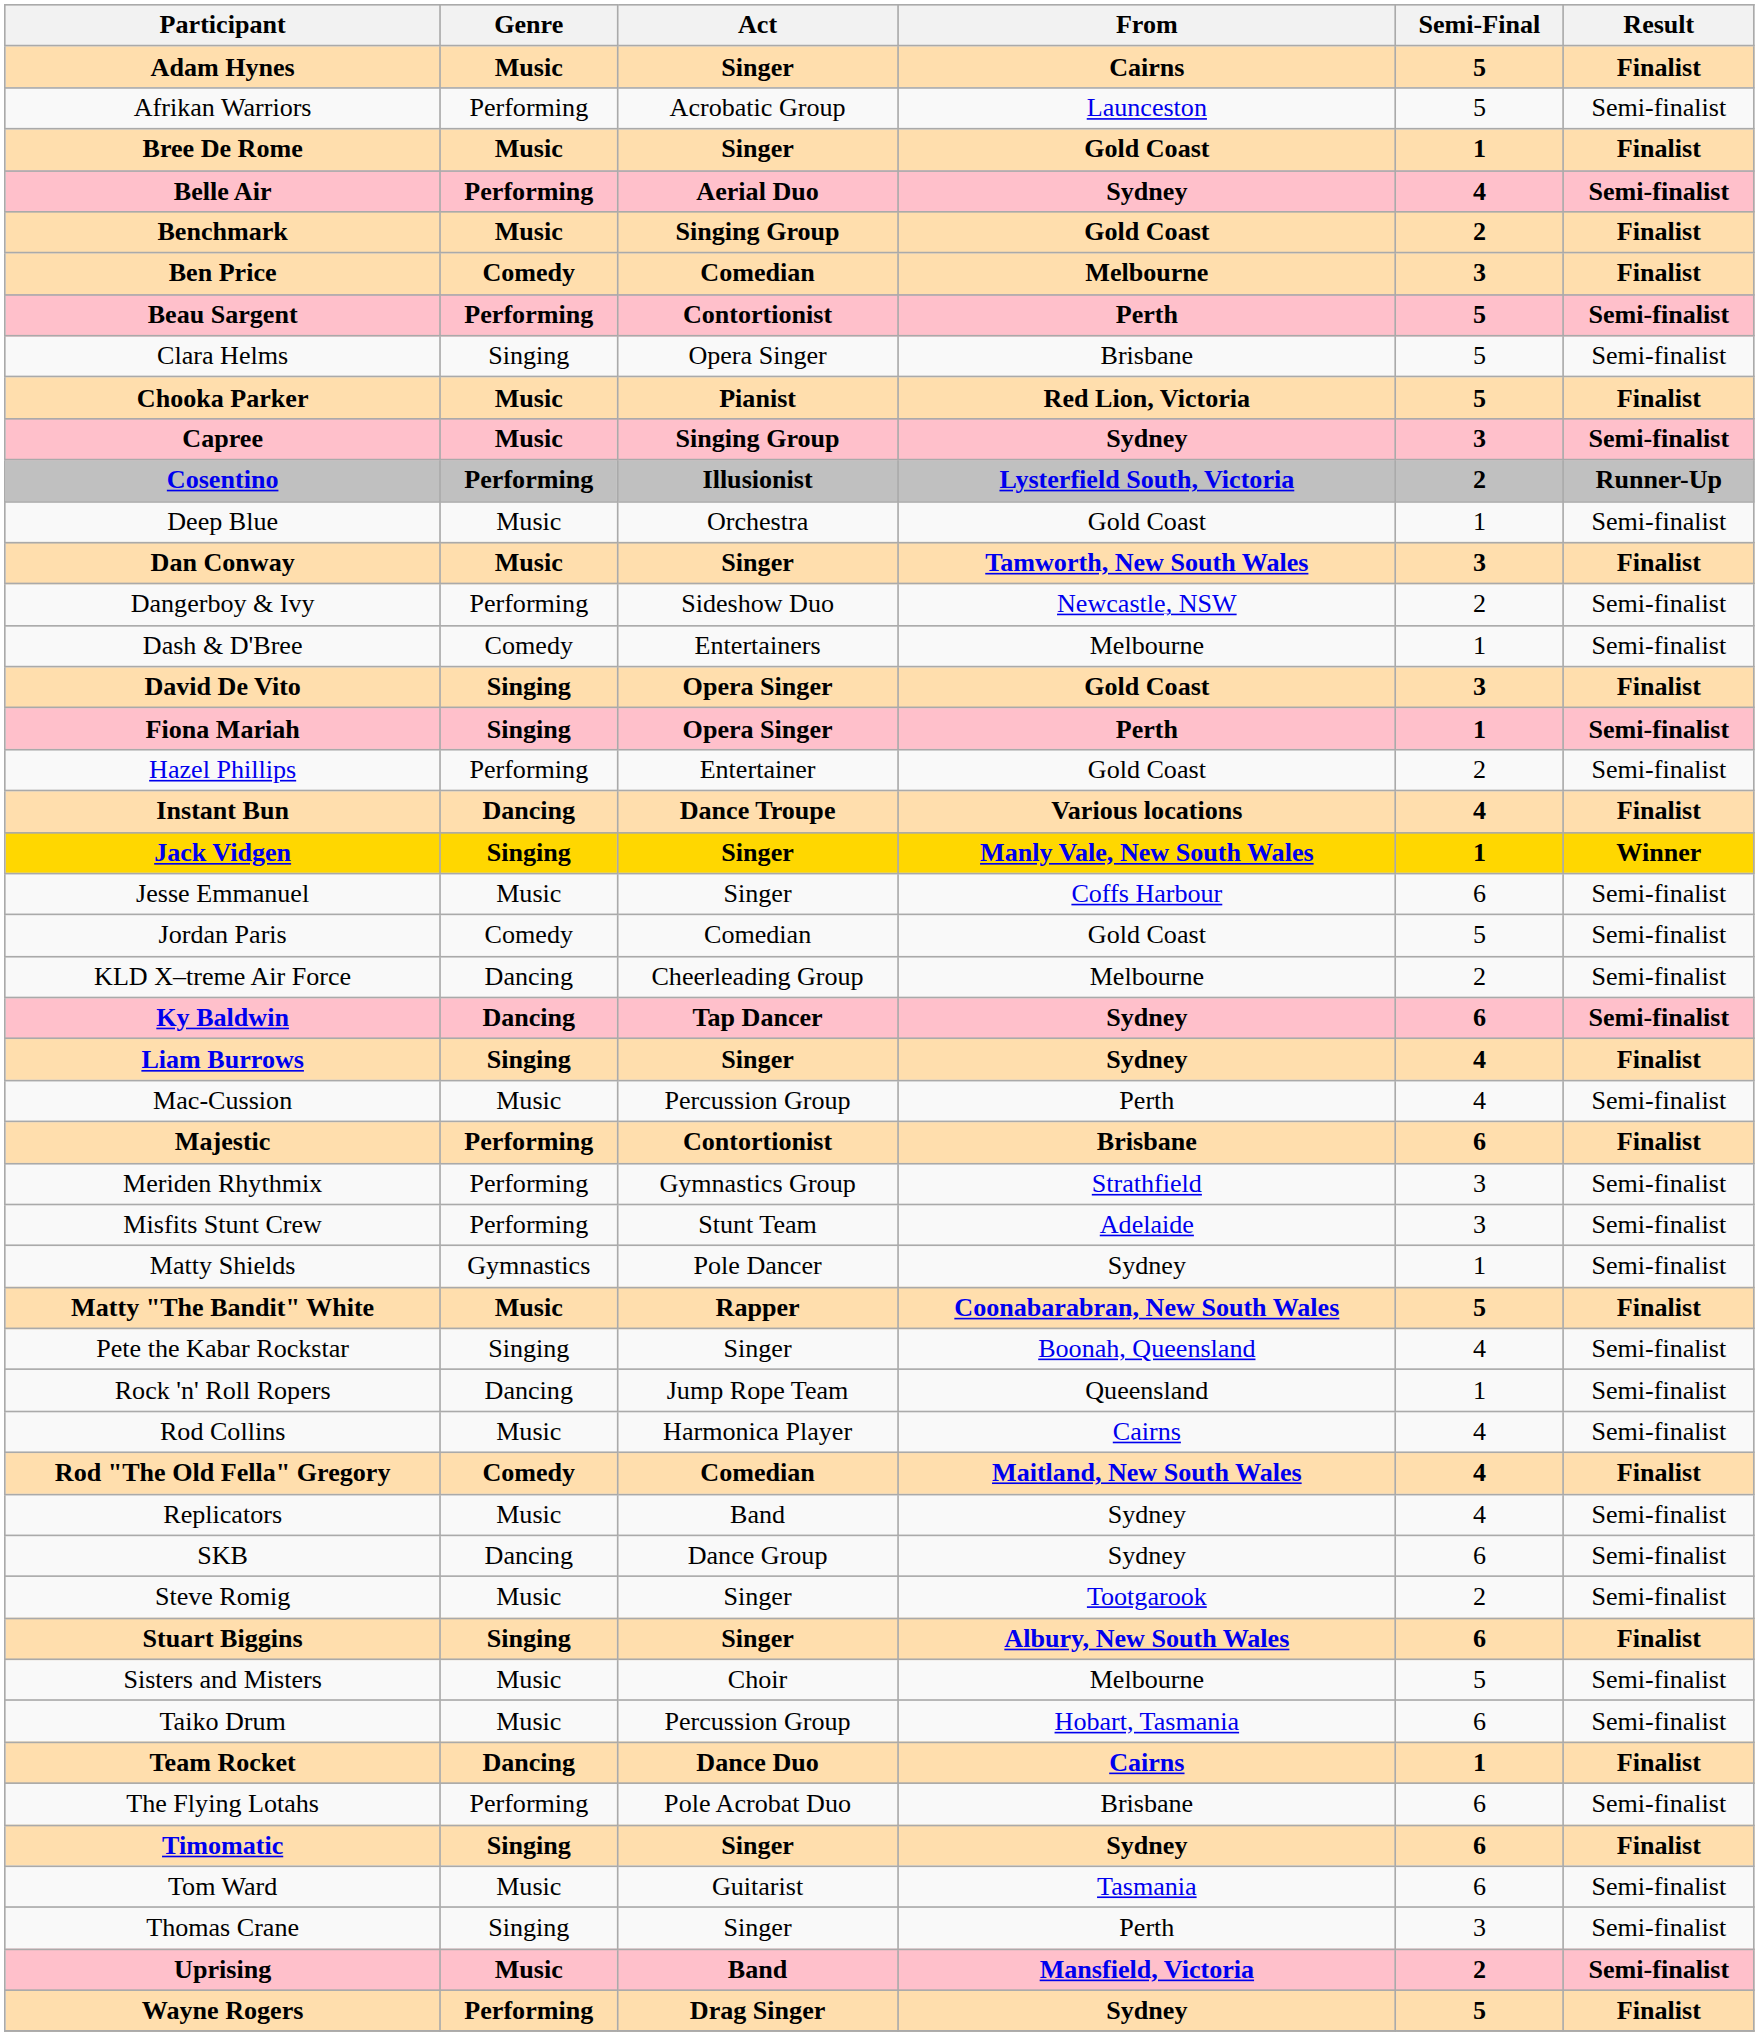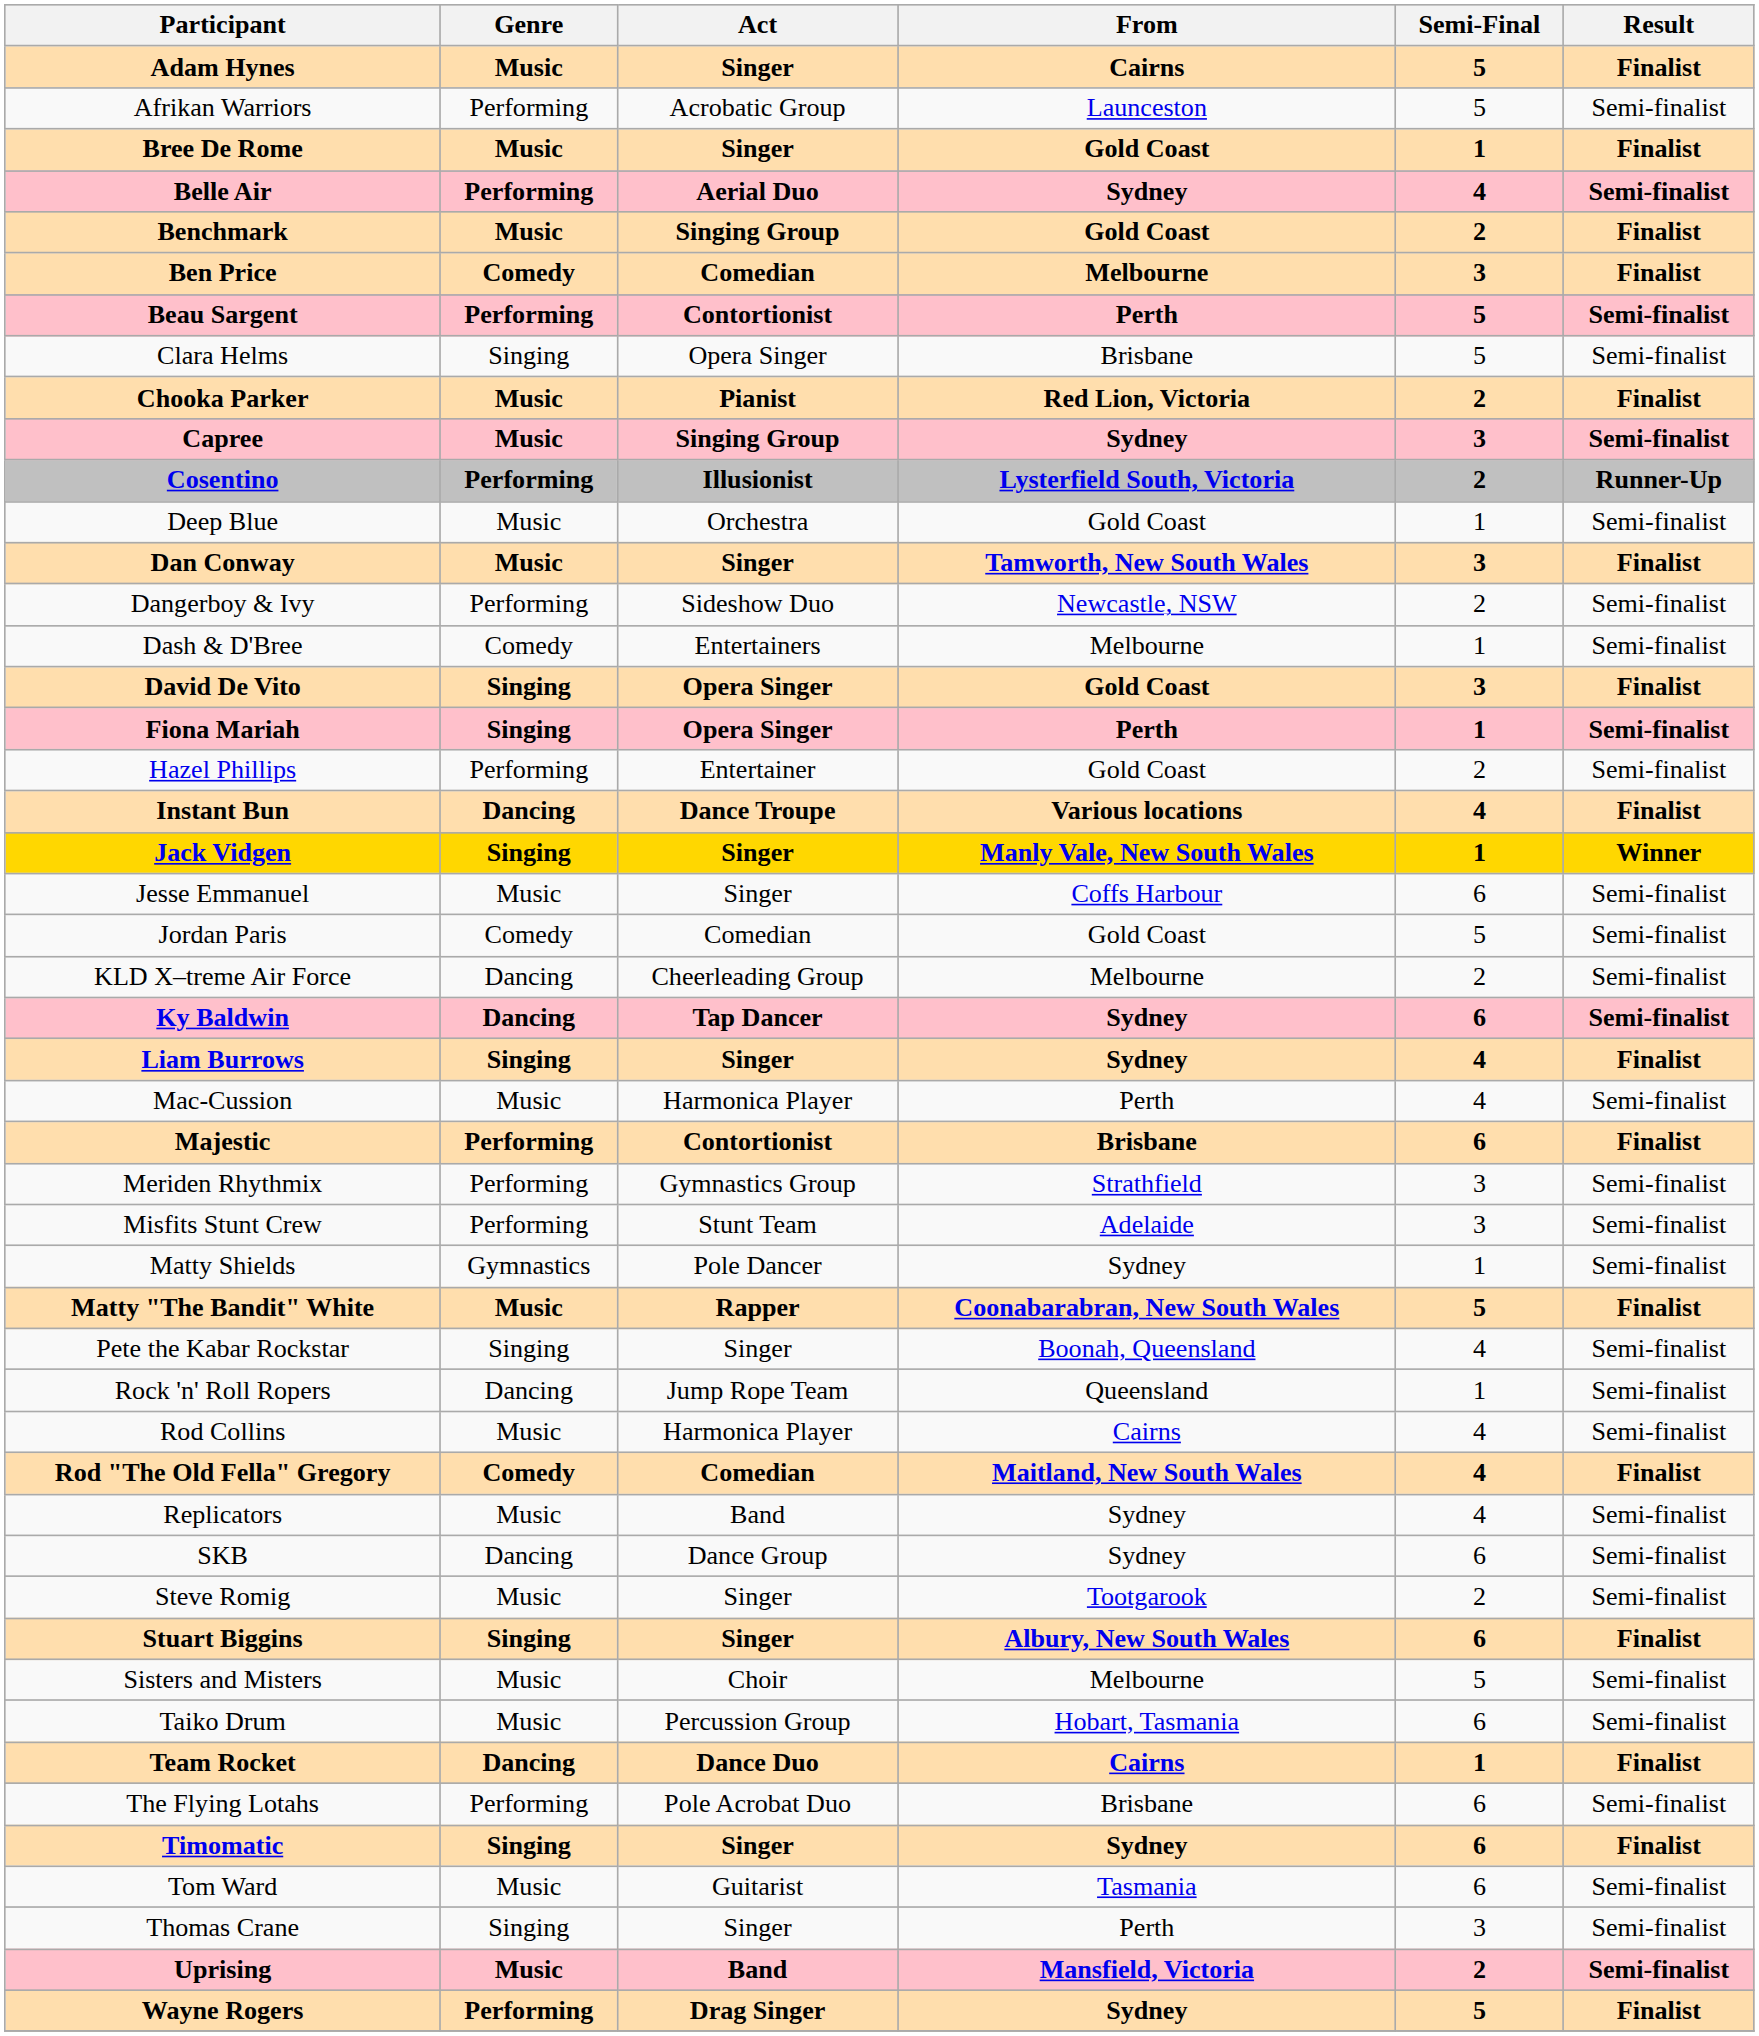(1479, 397) 5 -> (1479, 397) 2
(758, 1100) Percussion Group -> (758, 1100) Harmonica Player
